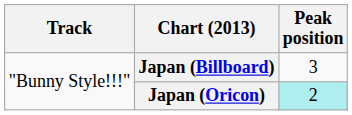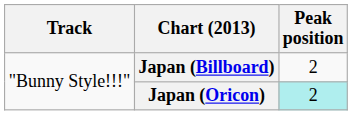(313, 67) 3 -> (313, 67) 2
